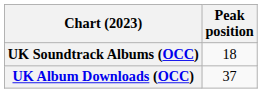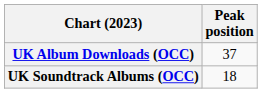rows swapped: (103, 76) <-> (103, 54)
